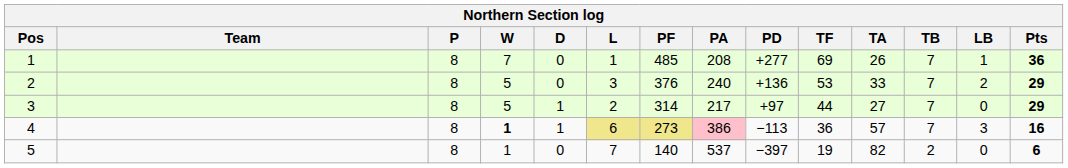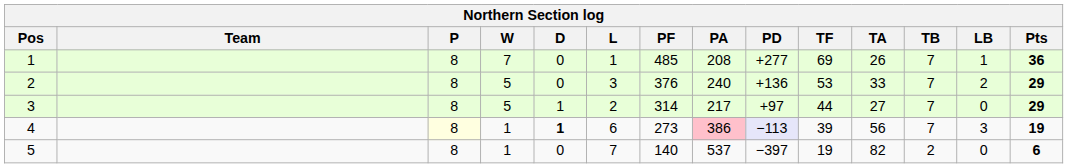(454, 128) no background -> (454, 128) lightyellow background
(507, 128) bold -> (507, 128) normal
(560, 128) normal -> (560, 128) bold
(613, 128) khaki background -> (613, 128) no background
(666, 128) khaki background -> (666, 128) no background
(772, 128) no background -> (772, 128) lavender background
(825, 128) 36 -> (825, 128) 39
(878, 128) 57 -> (878, 128) 56
(1037, 128) 16 -> (1037, 128) 19
